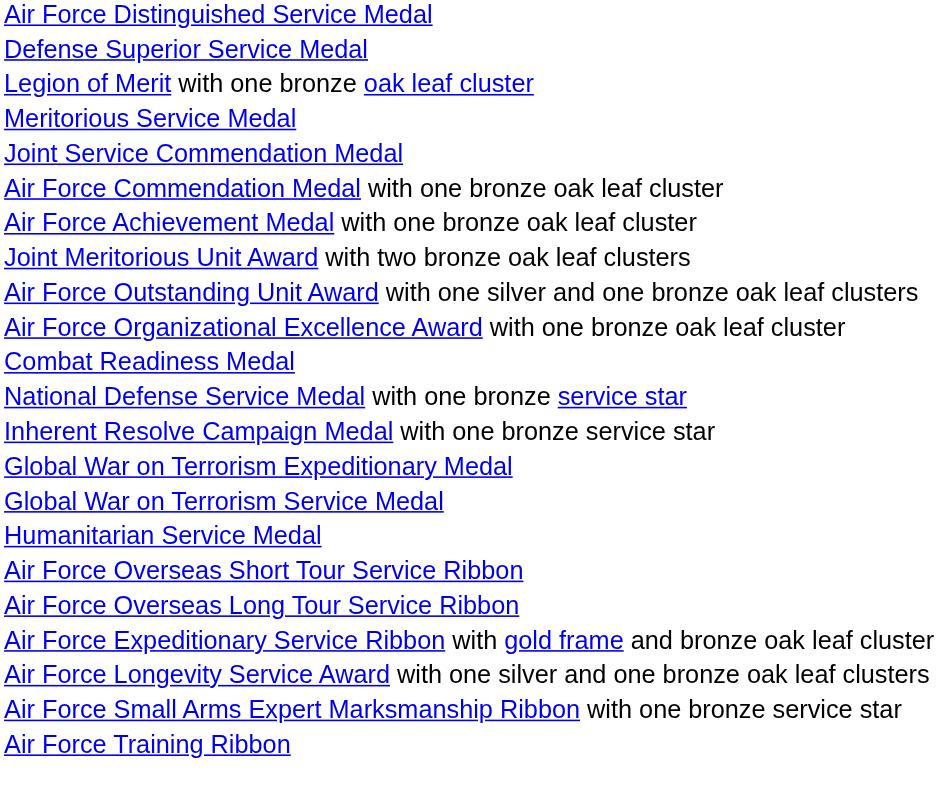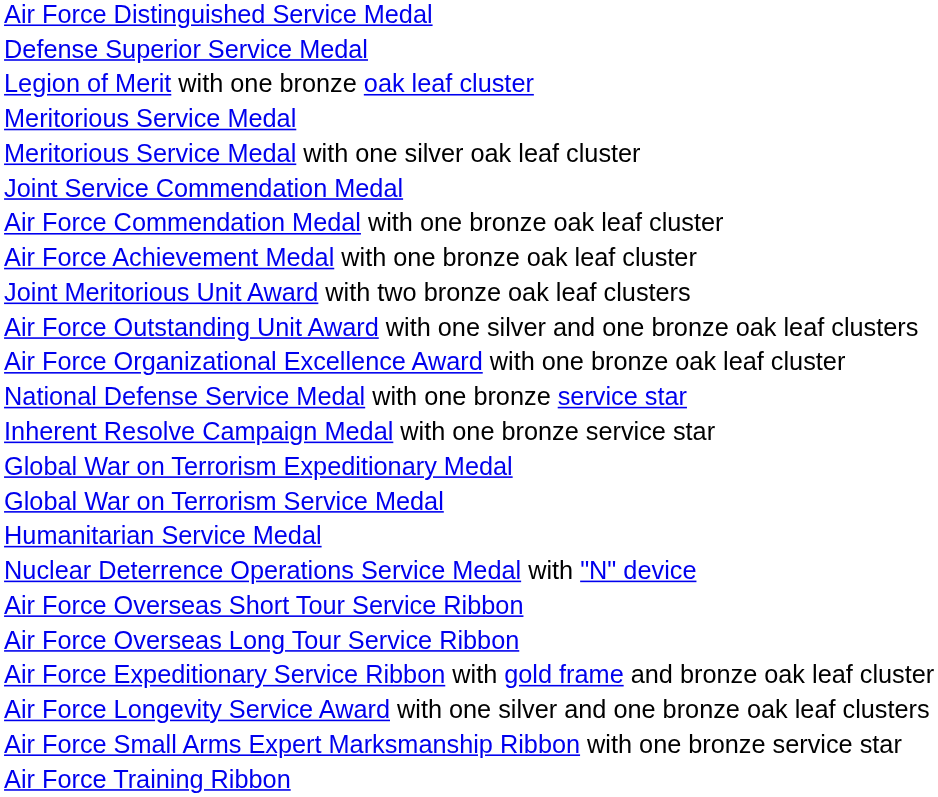+ row: (322, 153)
- row: (149, 362)
+ row: (350, 570)
